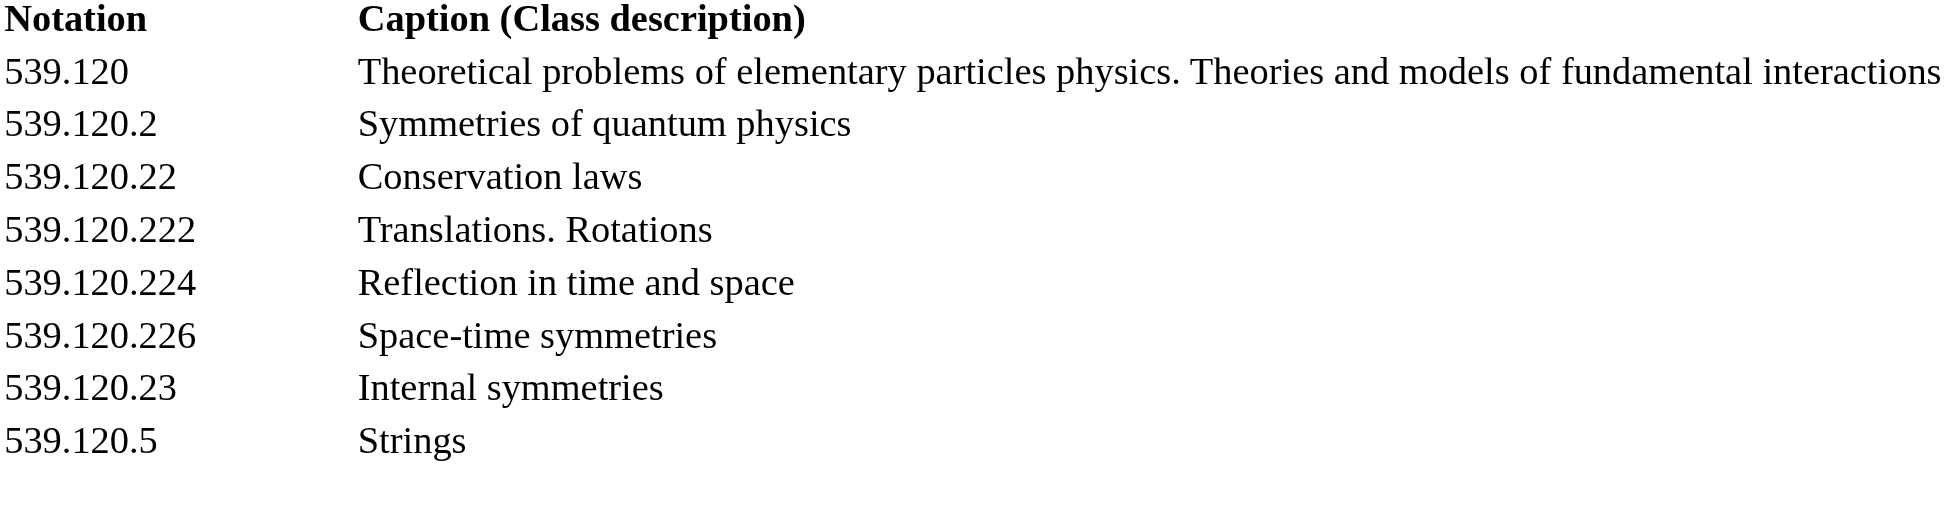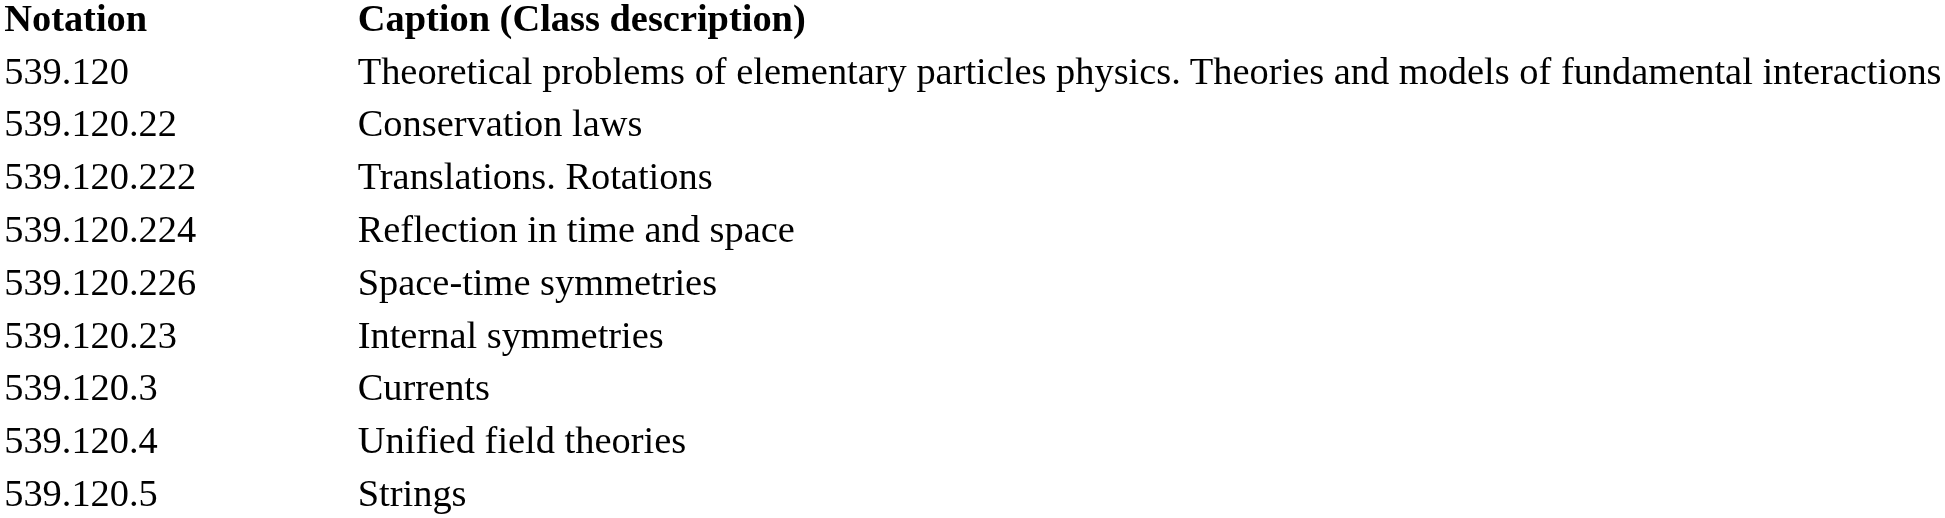- row: (605, 123)
+ row: (424, 387)
+ row: (522, 440)
